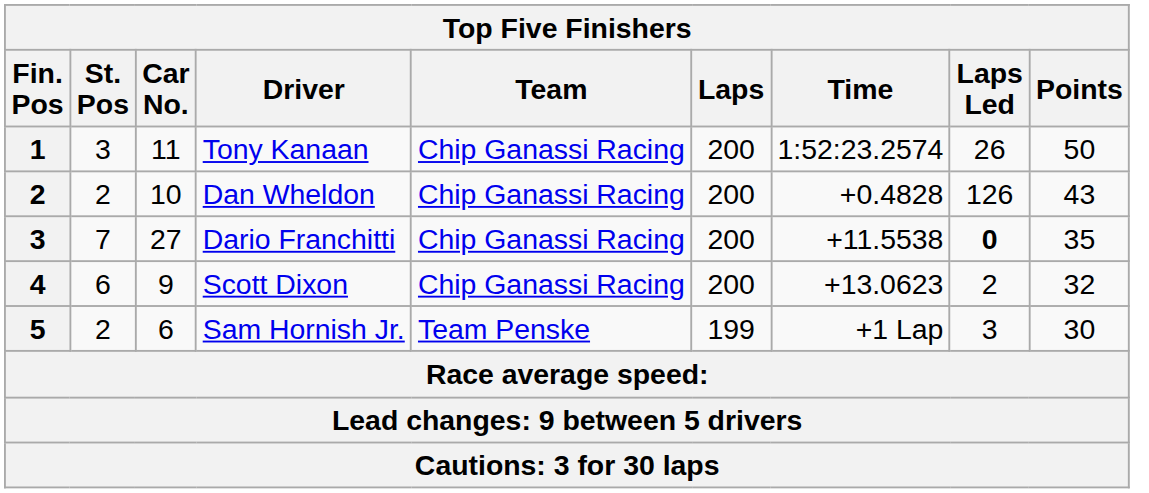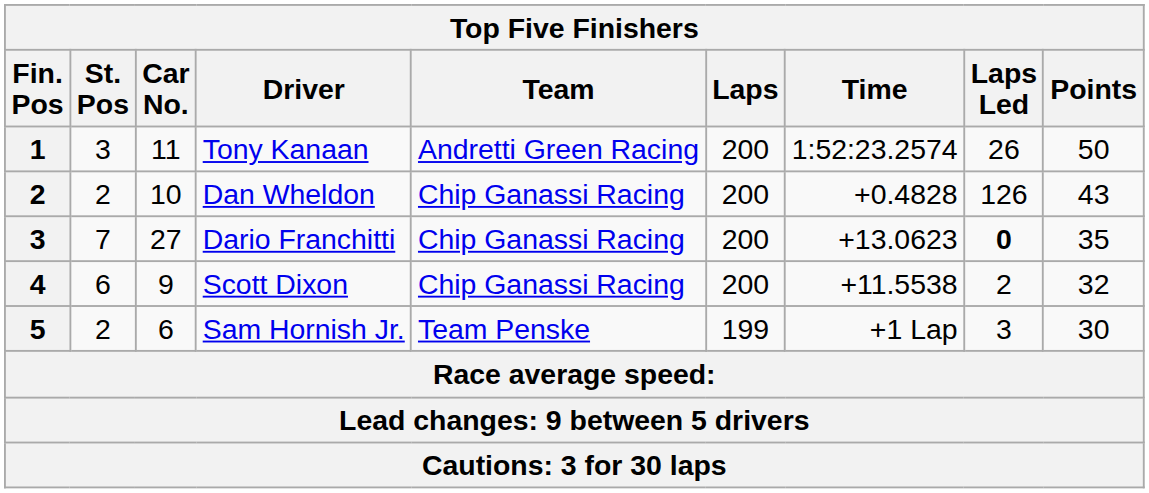(551, 149) Chip Ganassi Racing -> (558, 149) Andretti Green Racing
(885, 239) +11.5538 -> (898, 239) +13.0623
(884, 284) +13.0623 -> (899, 284) +11.5538
